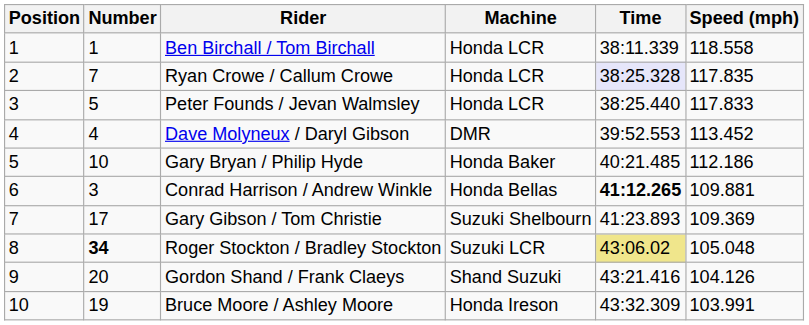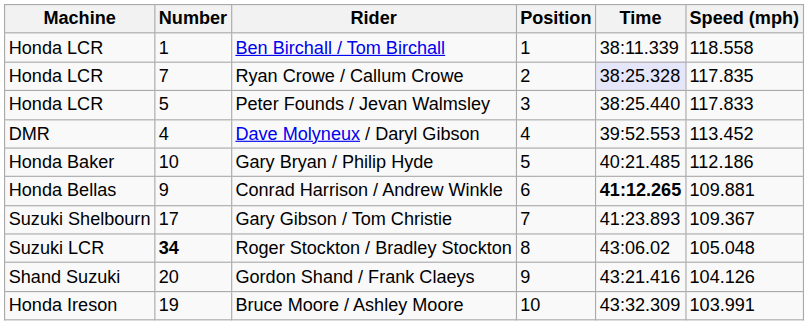columns swapped: (44, 18) <-> (521, 18)
(93, 190) 3 -> (164, 190) 9
(722, 219) 109.369 -> (722, 219) 109.367
(635, 248) khaki background -> (635, 248) no background
